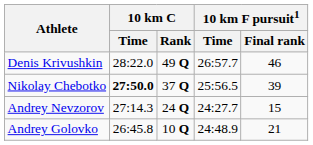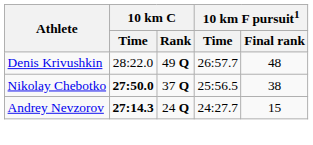(275, 63) 46 -> (275, 63) 48
(275, 85) 39 -> (275, 85) 38
(133, 107) normal -> (133, 107) bold
- row: (53, 129)
